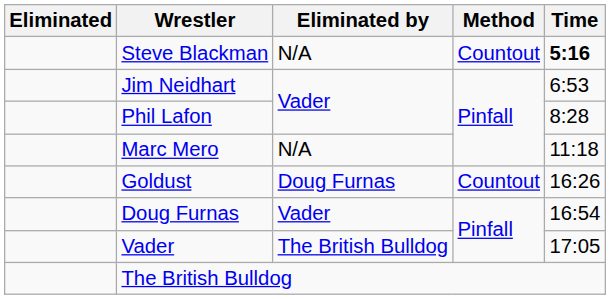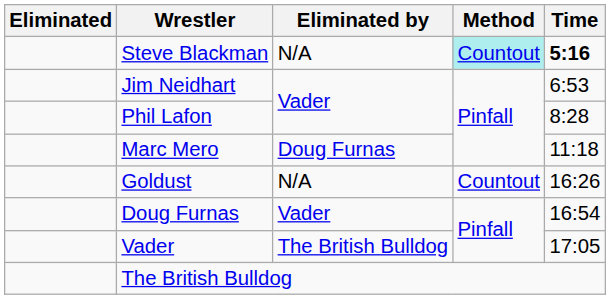(499, 52) no background -> (499, 52) paleturquoise background
(295, 149) N/A -> (336, 149) Doug Furnas
(336, 181) Doug Furnas -> (295, 181) N/A
